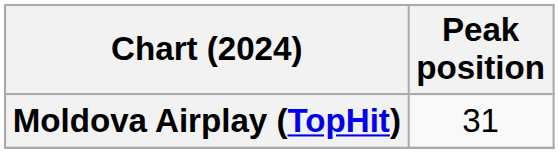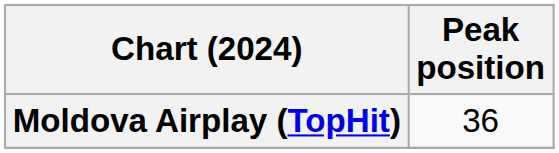(481, 120) 31 -> (481, 120) 36
